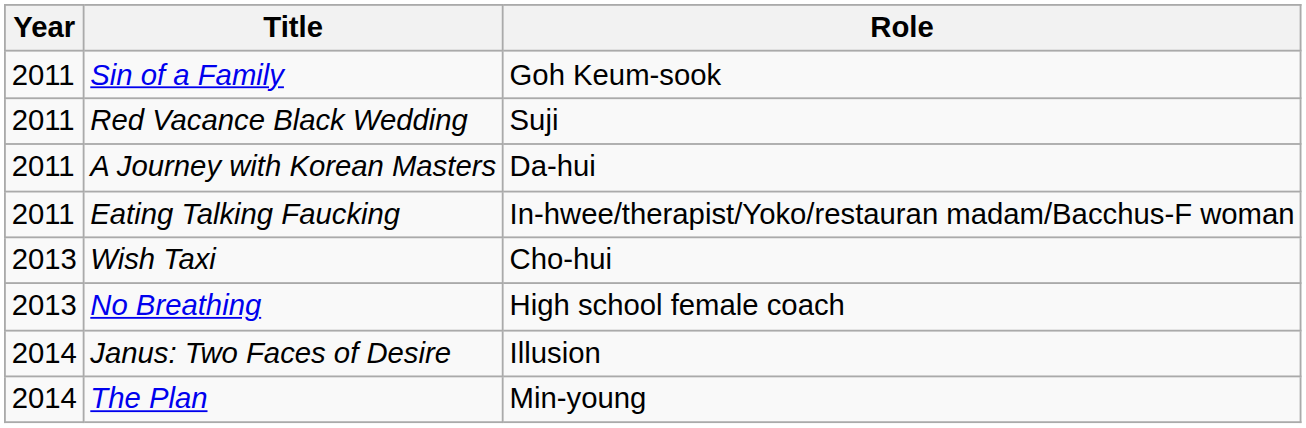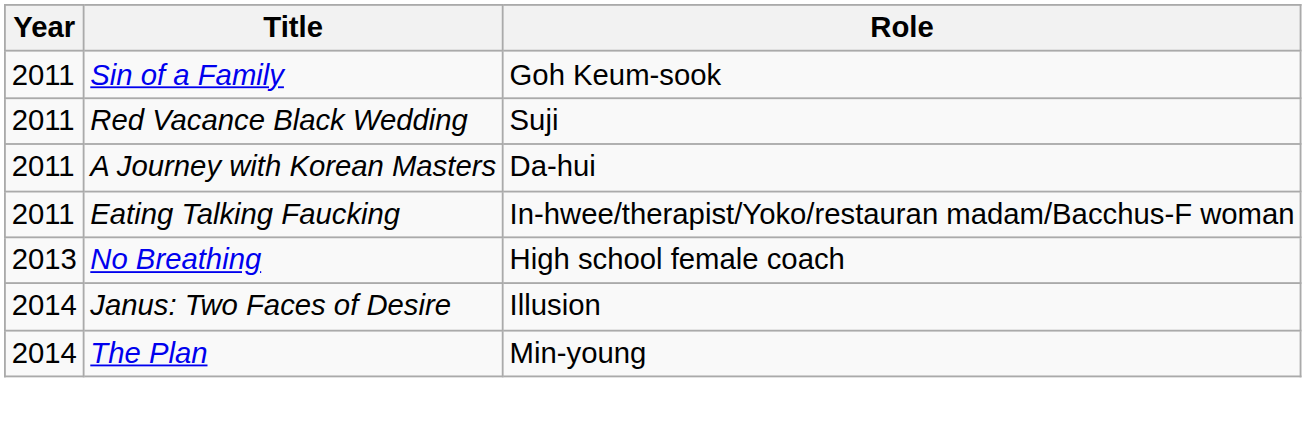- row: (153, 259)
